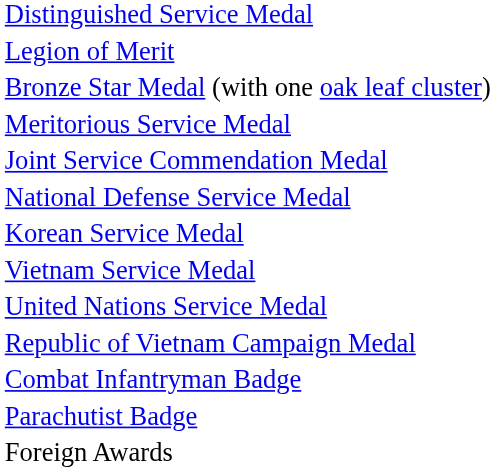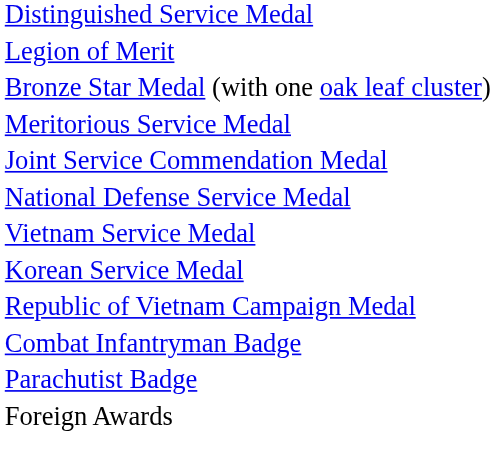rows swapped: (124, 233) <-> (130, 270)
- row: (166, 306)
